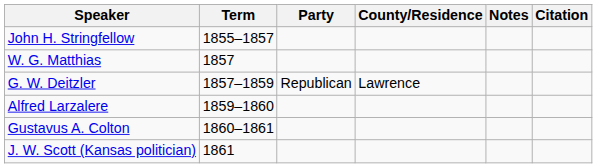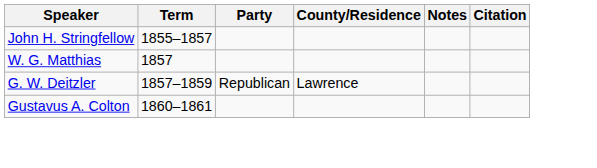- row: (58, 106)
- row: (102, 151)
